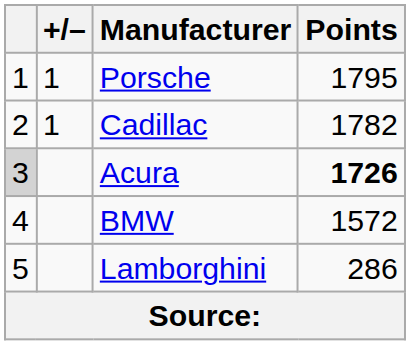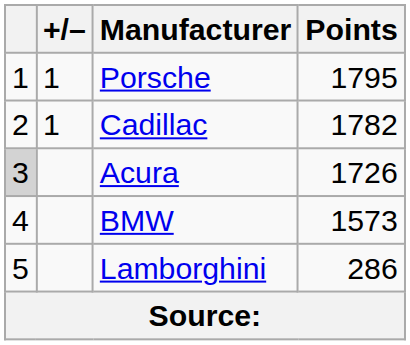(364, 173) bold -> (364, 173) normal
(364, 221) 1572 -> (364, 221) 1573
